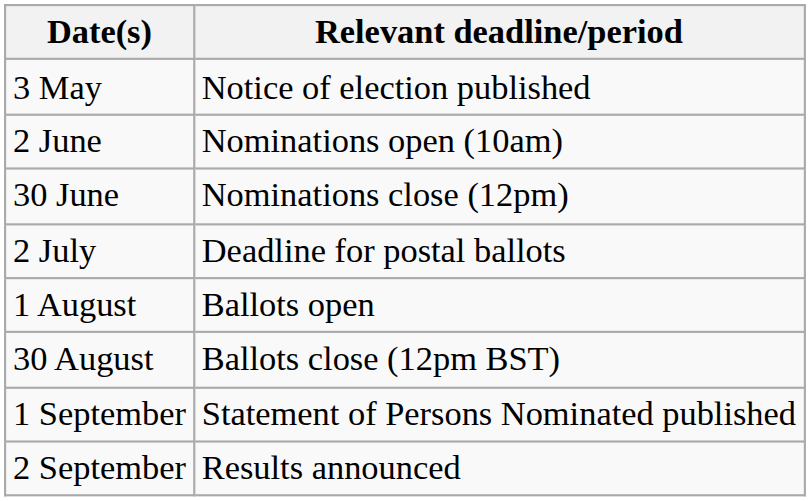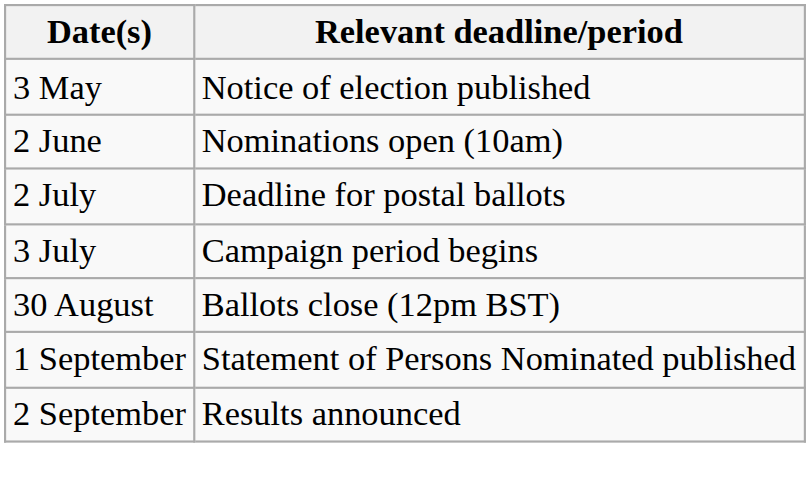- row: (66, 195)
+ row: (55, 250)
- row: (75, 304)
